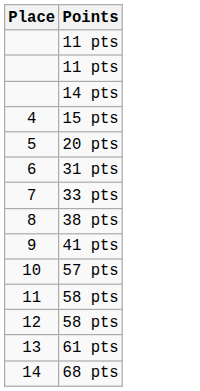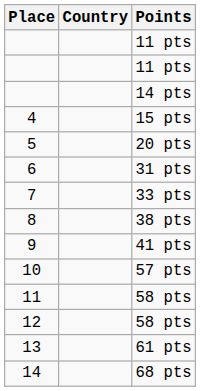+ column: (95, 17)
